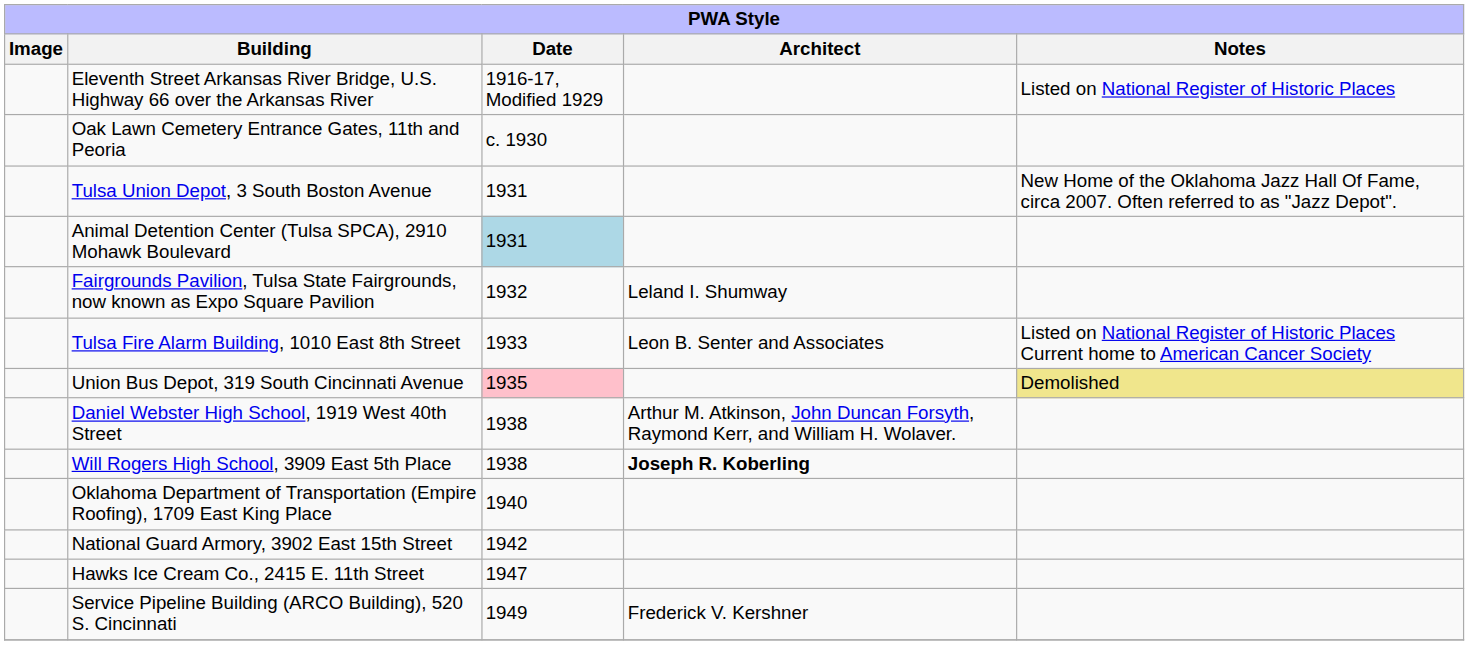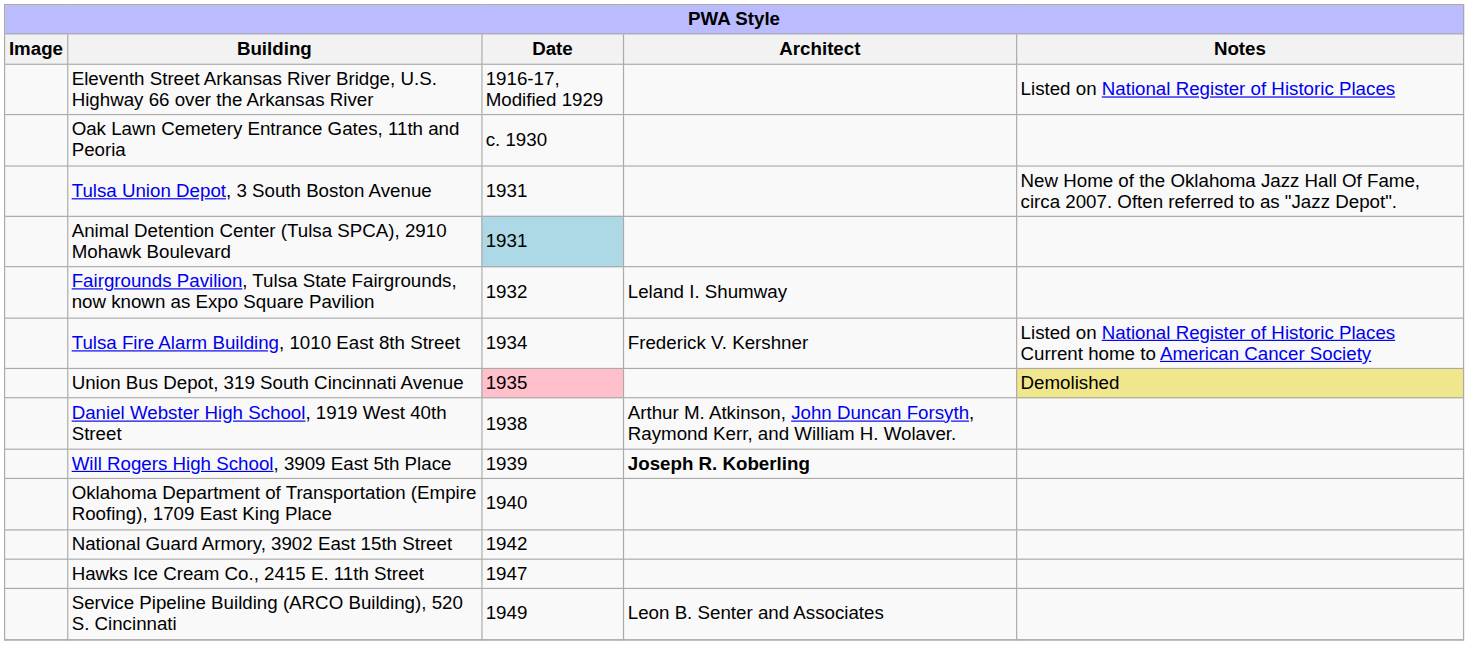(506, 342) 1933 -> (506, 342) 1934
(756, 342) Leon B. Senter and Associates -> (718, 342) Frederick V. Kershner
(506, 463) 1938 -> (506, 463) 1939
(718, 613) Frederick V. Kershner -> (756, 613) Leon B. Senter and Associates
